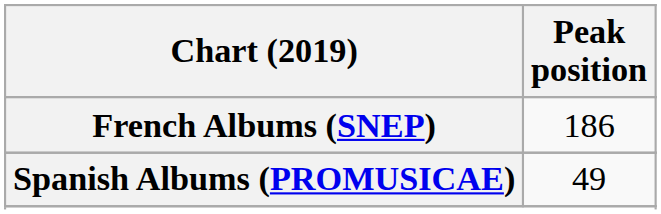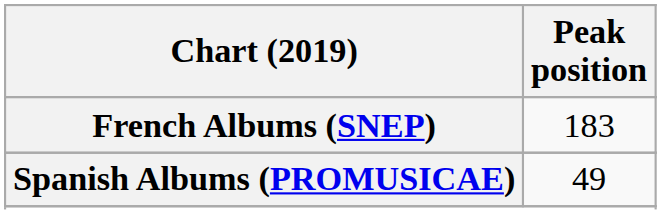(589, 124) 186 -> (589, 124) 183
